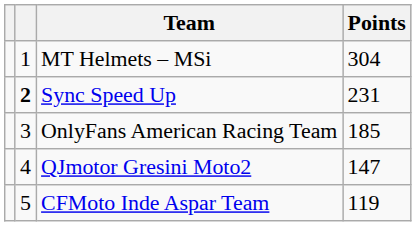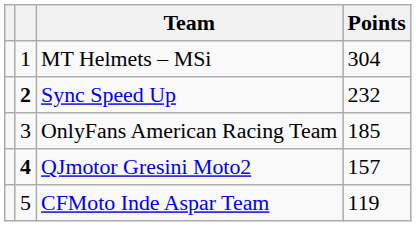(364, 94) 231 -> (364, 94) 232
(25, 167) normal -> (25, 167) bold
(364, 167) 147 -> (364, 167) 157
